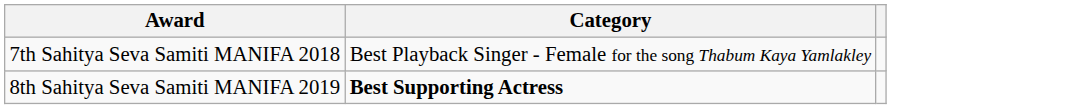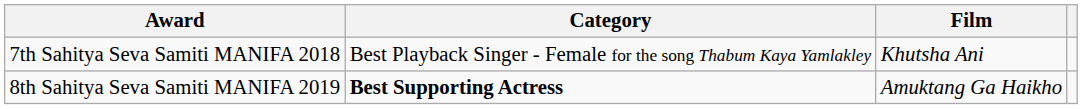+ column: (971, 20)
